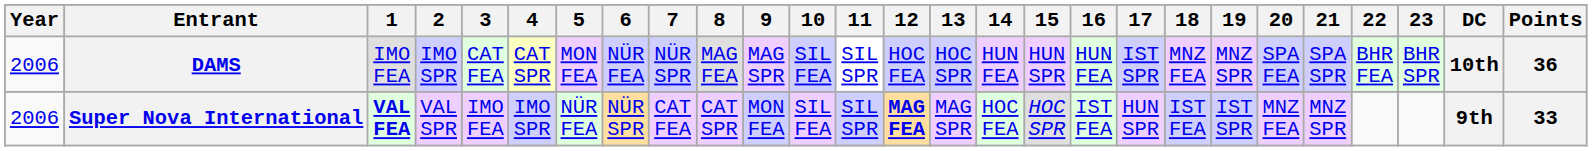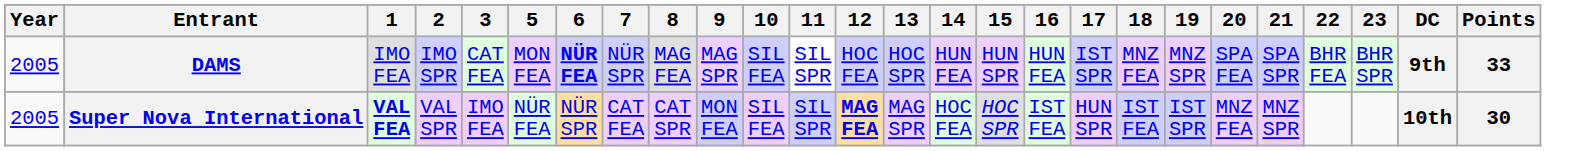- column: (532, 21)
(34, 64) 2006 -> (34, 64) 2005
(626, 64) normal -> (579, 64) bold
(1474, 64) 10th -> (1427, 64) 9th
(1546, 64) 36 -> (1499, 64) 33
(34, 119) 2006 -> (34, 119) 2005
(1474, 119) 9th -> (1427, 119) 10th
(1546, 119) 33 -> (1499, 119) 30
